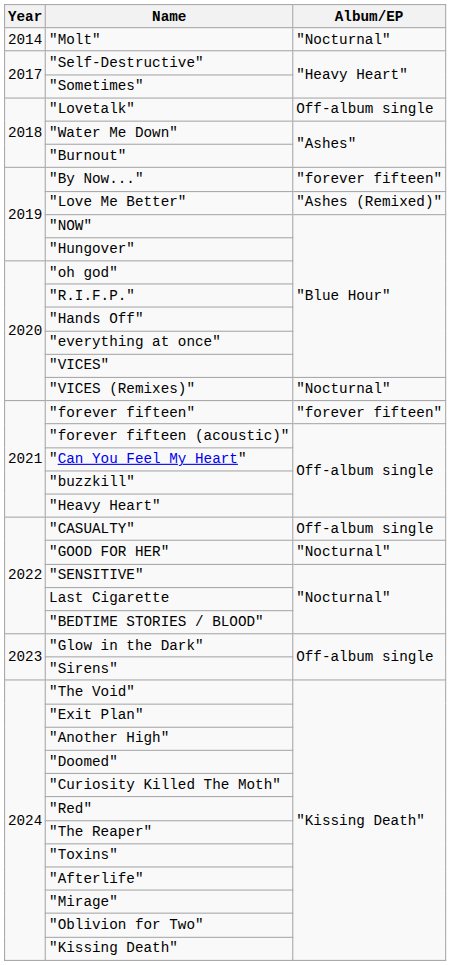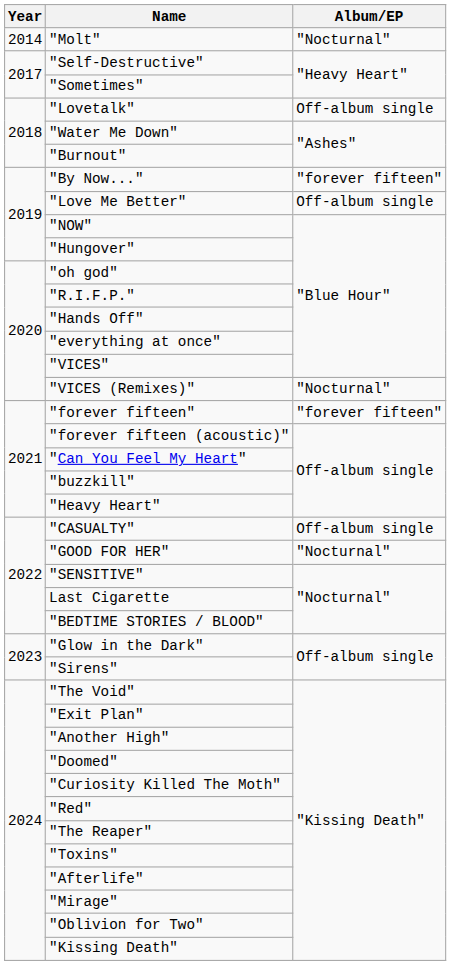(369, 203) "Ashes (Remixed)" -> (365, 203) Off-album single
